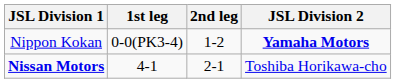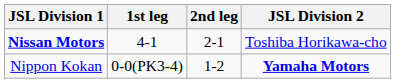rows swapped: (56, 41) <-> (56, 66)
